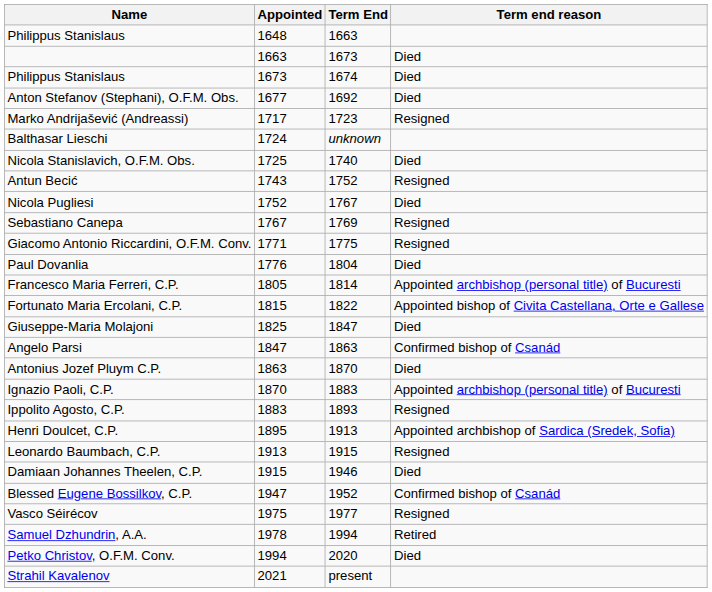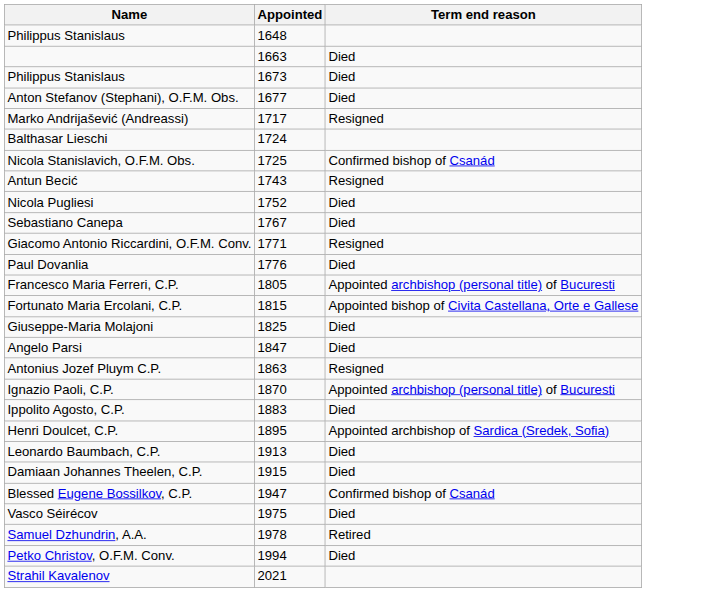- column: (358, 14)
(407, 160) Died -> (412, 160) Confirmed bishop of Csanád
(422, 222) Resigned -> (342, 222) Died
(477, 347) Confirmed bishop of Csanád -> (342, 347) Died
(407, 368) Died -> (356, 368) Resigned
(422, 410) Resigned -> (342, 410) Died
(422, 451) Resigned -> (342, 451) Died
(422, 514) Resigned -> (342, 514) Died
